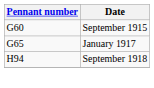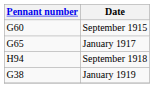+ row: (109, 75)
